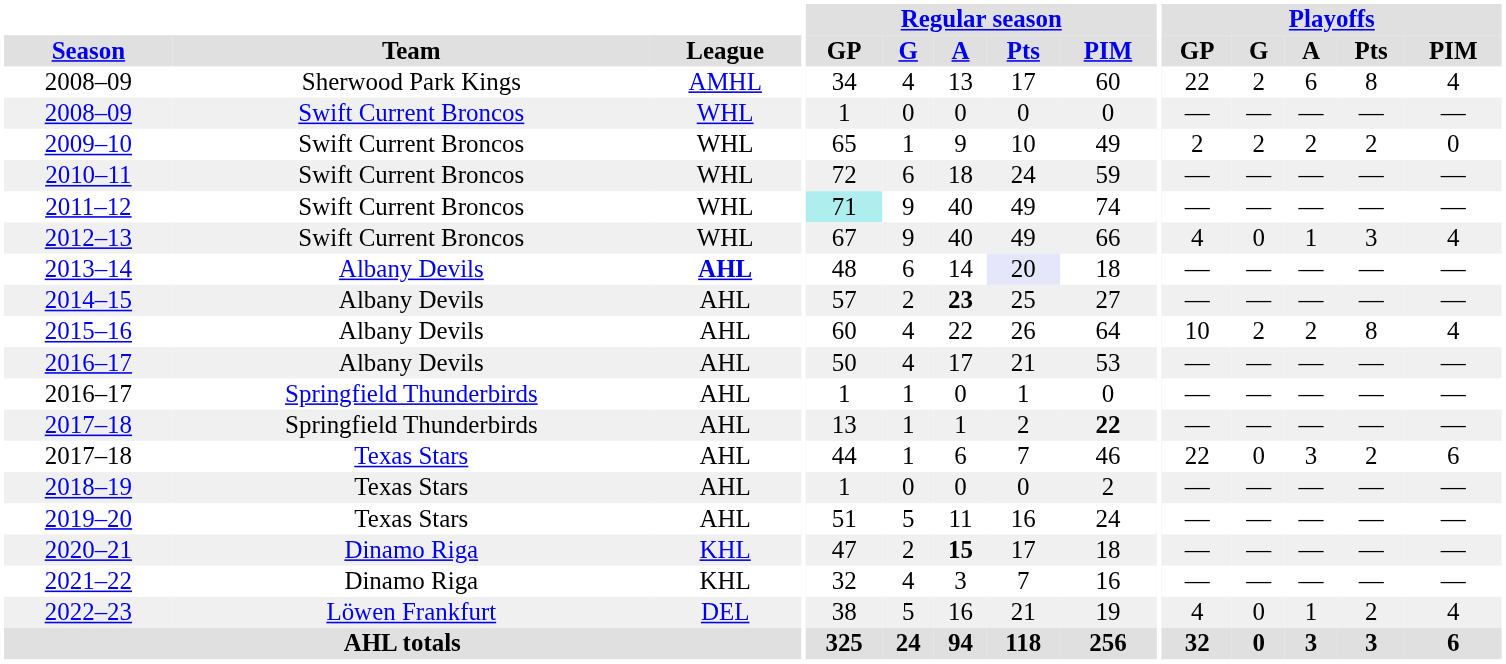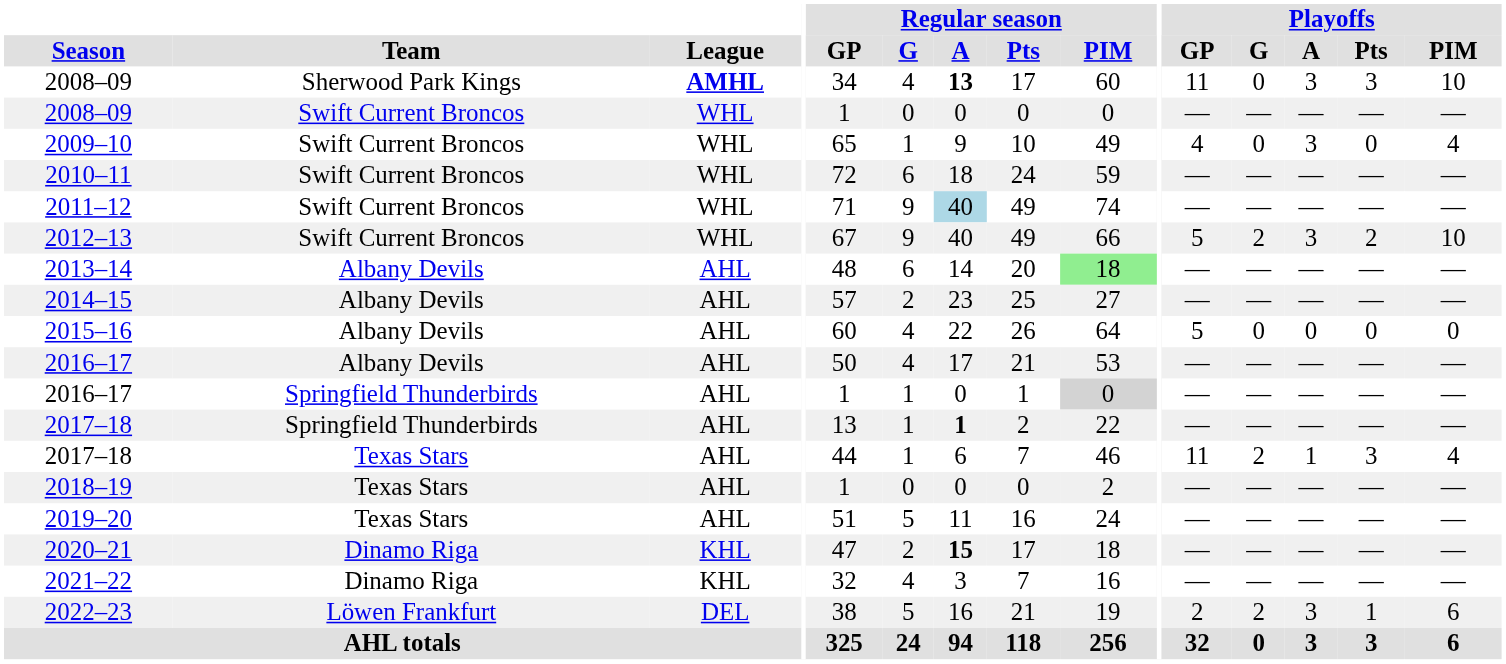(725, 81) normal -> (725, 81) bold
(961, 81) normal -> (961, 81) bold
(1197, 81) 22 -> (1197, 81) 11
(1259, 81) 2 -> (1259, 81) 0
(1311, 81) 6 -> (1311, 81) 3
(1371, 81) 8 -> (1371, 81) 3
(1453, 81) 4 -> (1453, 81) 10
(1197, 144) 2 -> (1197, 144) 4
(1259, 144) 2 -> (1259, 144) 0
(1311, 144) 2 -> (1311, 144) 3
(1371, 144) 2 -> (1371, 144) 0
(1453, 144) 0 -> (1453, 144) 4
(844, 206) paleturquoise background -> (844, 206) no background
(961, 206) no background -> (961, 206) lightblue background
(1197, 237) 4 -> (1197, 237) 5
(1259, 237) 0 -> (1259, 237) 2
(1311, 237) 1 -> (1311, 237) 3
(1371, 237) 3 -> (1371, 237) 2
(1453, 237) 4 -> (1453, 237) 10
(725, 268) bold -> (725, 268) normal
(1023, 268) lavender background -> (1023, 268) no background
(1108, 268) no background -> (1108, 268) lightgreen background
(961, 300) bold -> (961, 300) normal
(1197, 331) 10 -> (1197, 331) 5
(1259, 331) 2 -> (1259, 331) 0
(1311, 331) 2 -> (1311, 331) 0
(1371, 331) 8 -> (1371, 331) 0
(1453, 331) 4 -> (1453, 331) 0
(1108, 393) no background -> (1108, 393) lightgrey background
(961, 424) normal -> (961, 424) bold
(1108, 424) bold -> (1108, 424) normal
(1197, 456) 22 -> (1197, 456) 11
(1259, 456) 0 -> (1259, 456) 2
(1311, 456) 3 -> (1311, 456) 1
(1371, 456) 2 -> (1371, 456) 3
(1453, 456) 6 -> (1453, 456) 4
(1197, 612) 4 -> (1197, 612) 2
(1259, 612) 0 -> (1259, 612) 2
(1311, 612) 1 -> (1311, 612) 3
(1371, 612) 2 -> (1371, 612) 1
(1453, 612) 4 -> (1453, 612) 6
